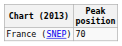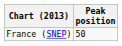(80, 34) 70 -> (80, 34) 50
